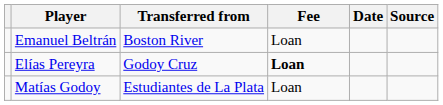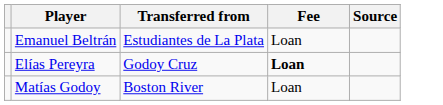- column: (368, 16)
(163, 40) Boston River -> (194, 40) Estudiantes de La Plata
(194, 87) Estudiantes de La Plata -> (163, 87) Boston River
